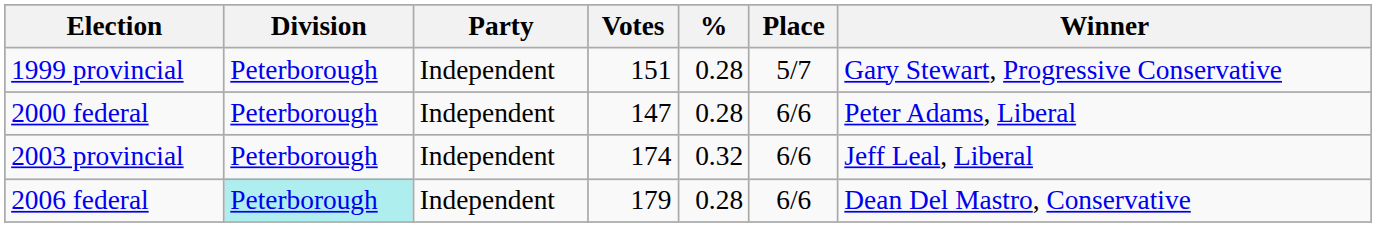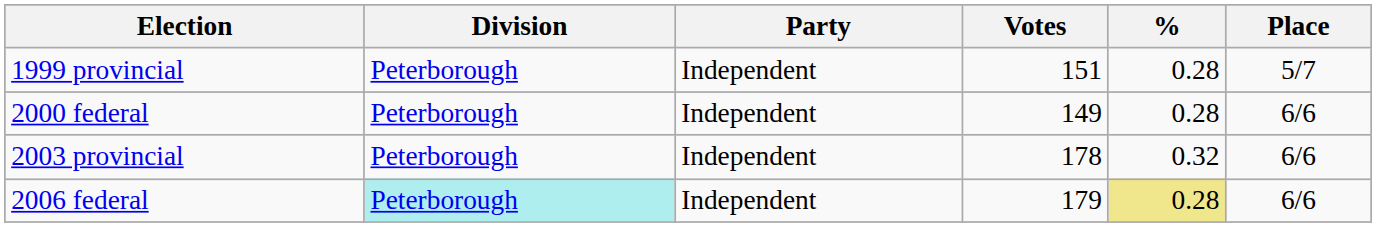- column: (1105, 26)
(651, 112) 147 -> (1081, 112) 149
(651, 156) 174 -> (1081, 156) 178
(719, 199) no background -> (1195, 199) khaki background
